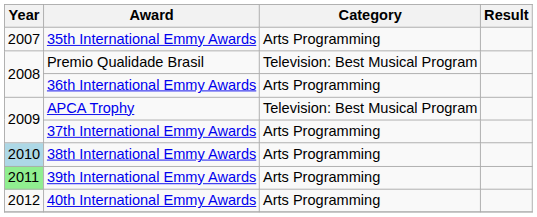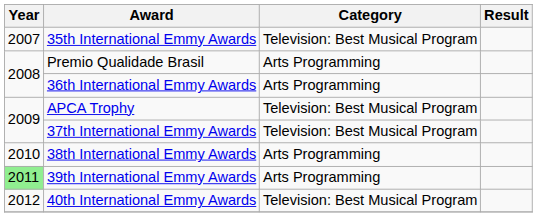(322, 39) Arts Programming -> (370, 39) Television: Best Musical Program
(370, 62) Television: Best Musical Program -> (322, 62) Arts Programming
(322, 131) Arts Programming -> (370, 131) Television: Best Musical Program
(24, 154) lightblue background -> (24, 154) no background
(322, 200) Arts Programming -> (370, 200) Television: Best Musical Program
